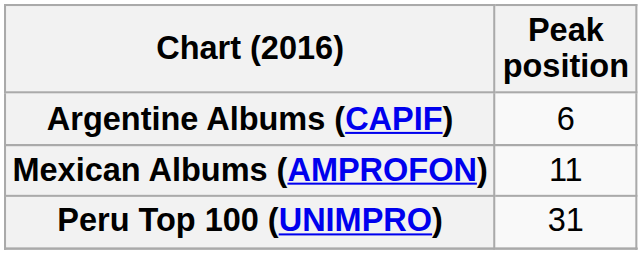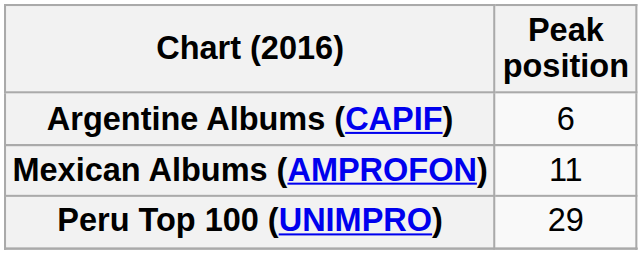(566, 221) 31 -> (566, 221) 29
